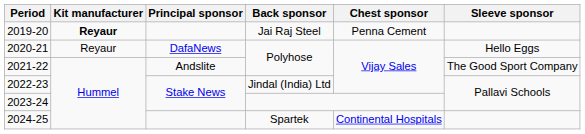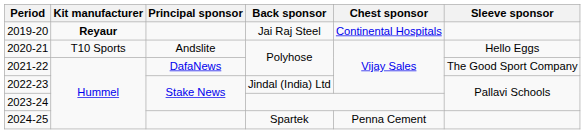(389, 31) Penna Cement -> (389, 31) Continental Hospitals
(98, 48) Reyaur -> (98, 48) T10 Sports
(195, 48) DafaNews -> (195, 48) Andslite
(195, 66) Andslite -> (195, 66) DafaNews
(389, 119) Continental Hospitals -> (389, 119) Penna Cement
